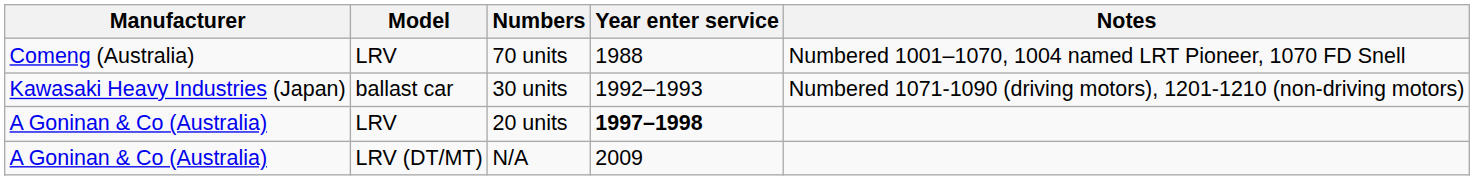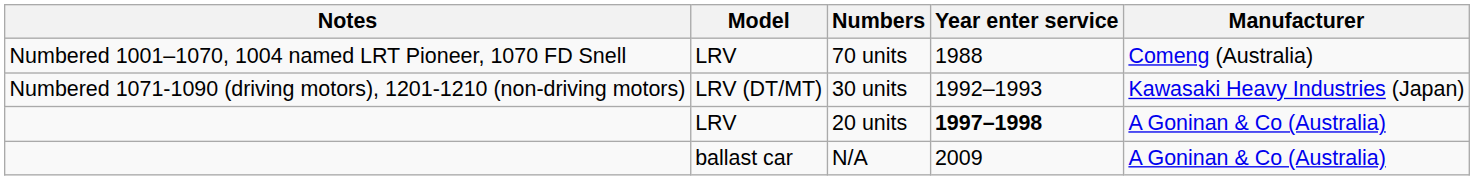columns swapped: (178, 21) <-> (1127, 21)
(404, 89) ballast car -> (759, 89) LRV (DT/MT)
(419, 157) LRV (DT/MT) -> (744, 157) ballast car
